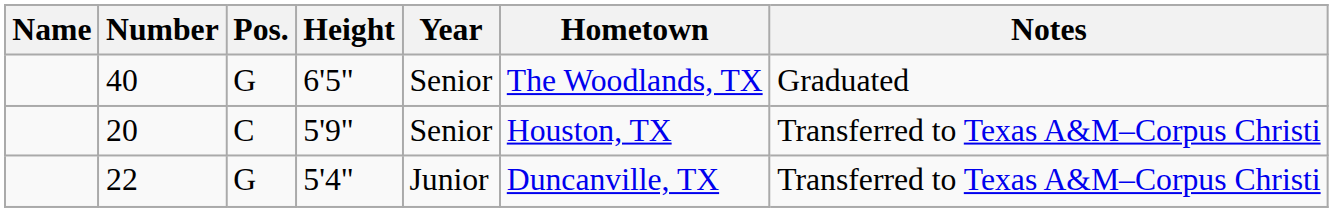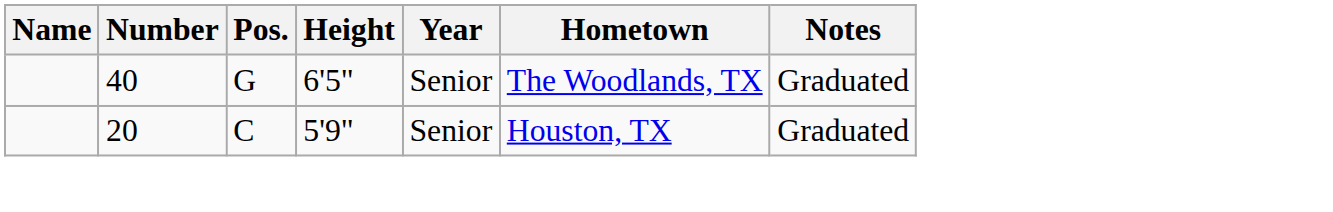(1049, 130) Transferred to Texas A&M–Corpus Christi -> (843, 130) Graduated
- row: (122, 180)
